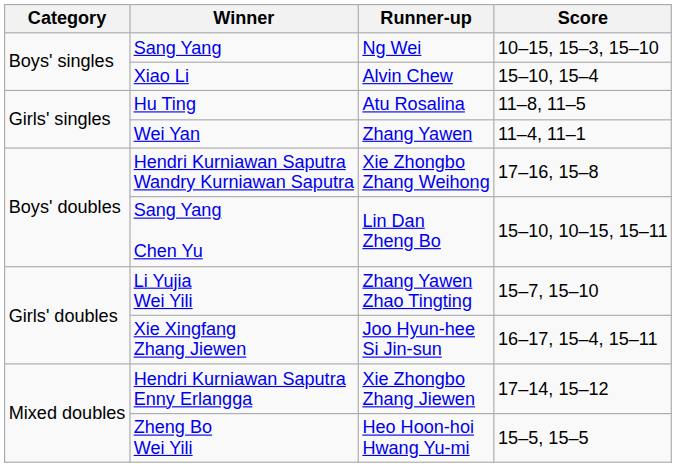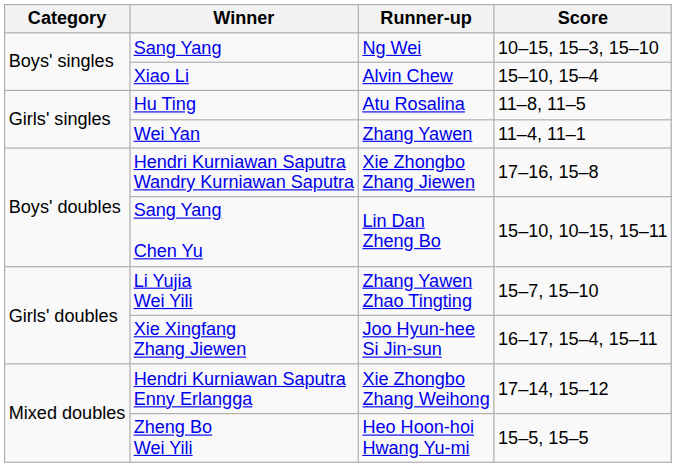(426, 172) Xie Zhongbo Zhang Weihong -> (419, 172) Xie Zhongbo Zhang Jiewen
(419, 388) Xie Zhongbo Zhang Jiewen -> (426, 388) Xie Zhongbo Zhang Weihong
